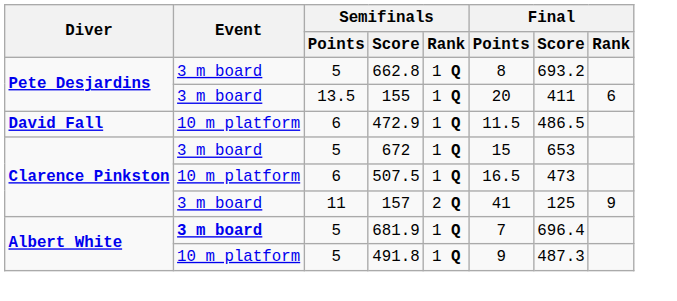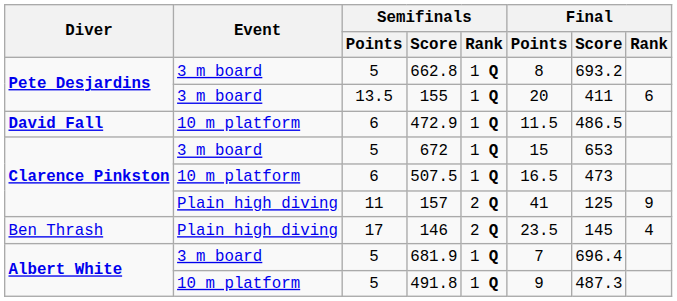(220, 203) 3 m board -> (258, 203) Plain high diving
+ row: (434, 230)
(220, 230) bold -> (220, 256) normal
